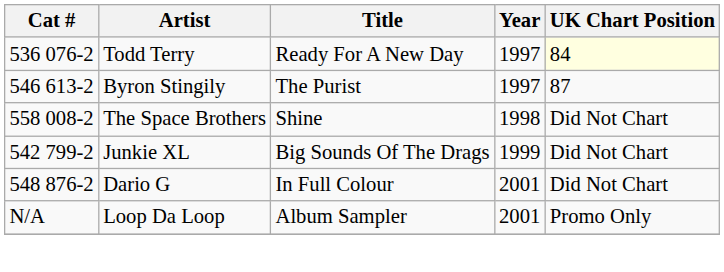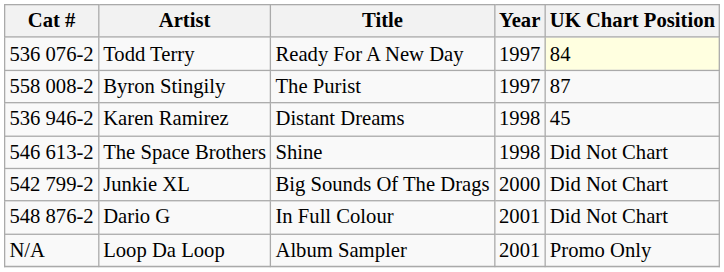(52, 86) 546 613-2 -> (52, 86) 558 008-2
+ row: (166, 119)
(52, 119) 558 008-2 -> (52, 151) 546 613-2
(520, 151) 1999 -> (520, 184) 2000
